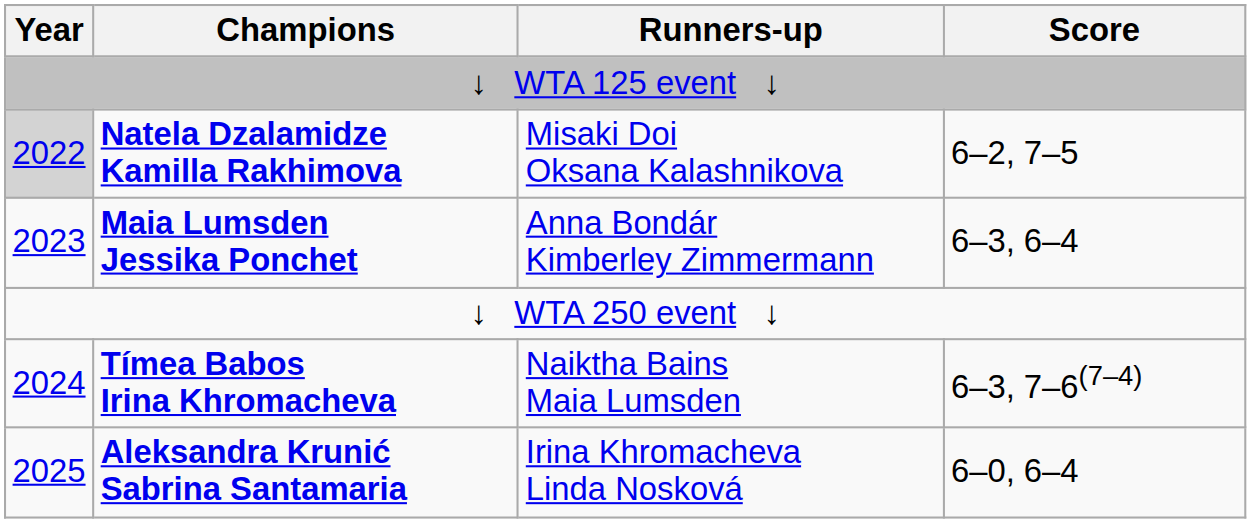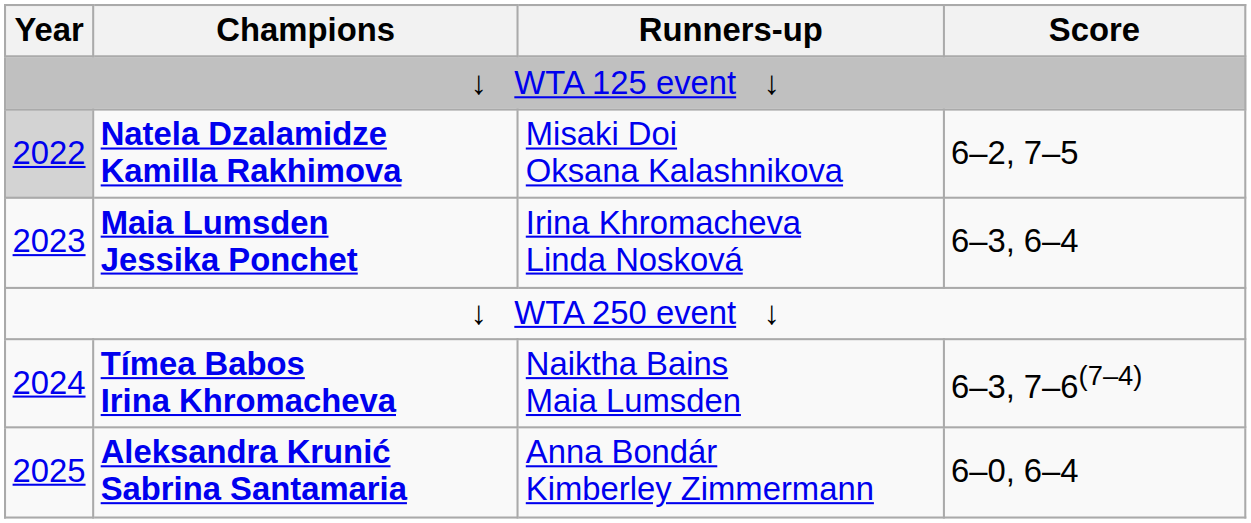(700, 241) Anna Bondár Kimberley Zimmermann -> (663, 241) Irina Khromacheva Linda Nosková
(663, 471) Irina Khromacheva Linda Nosková -> (700, 471) Anna Bondár Kimberley Zimmermann
